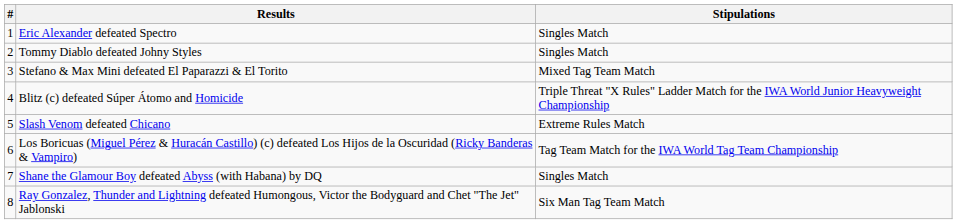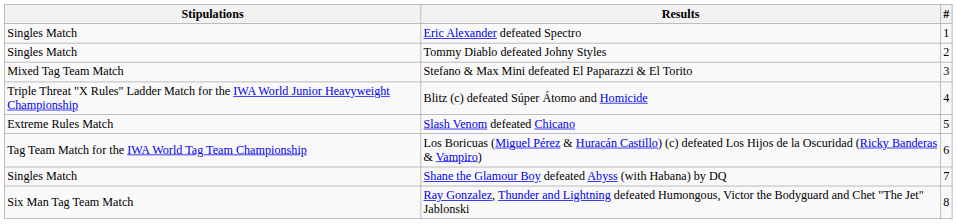columns swapped: (10, 14) <-> (744, 14)
